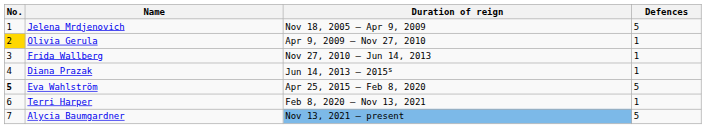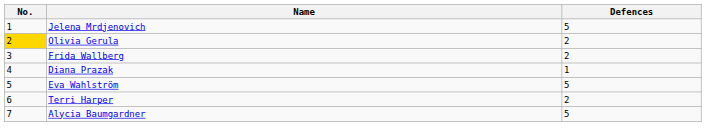- column: (457, 12)
(636, 41) 1 -> (567, 41) 2
(636, 56) 1 -> (567, 56) 2
(9, 87) bold -> (9, 85) normal
(636, 102) 1 -> (567, 99) 2
